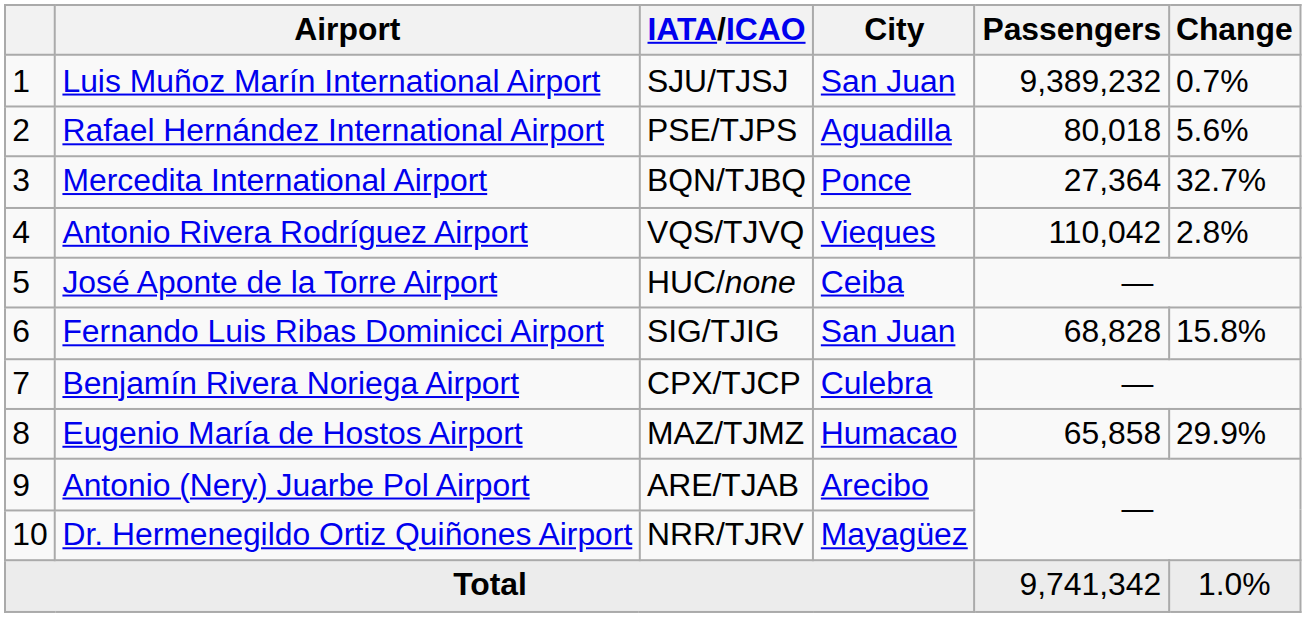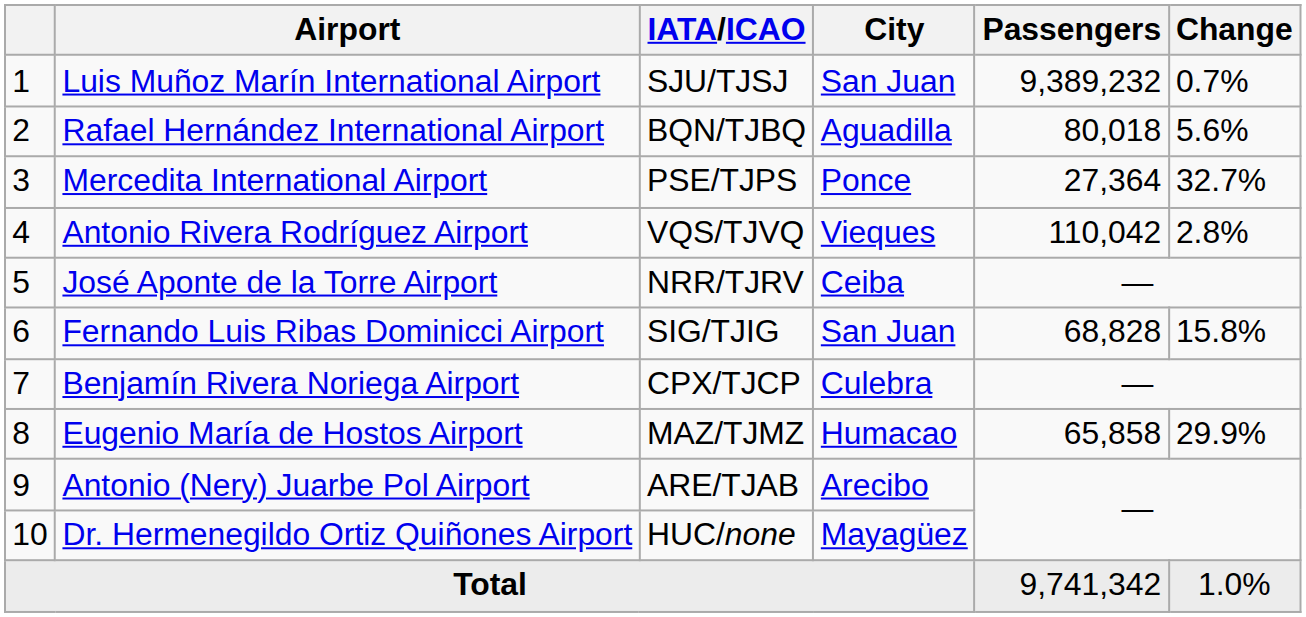(722, 130) PSE/TJPS -> (727, 130) BQN/TJBQ
(727, 181) BQN/TJBQ -> (722, 181) PSE/TJPS
(721, 282) HUC/none -> (725, 282) NRR/TJRV
(725, 534) NRR/TJRV -> (721, 534) HUC/none
